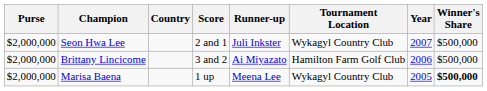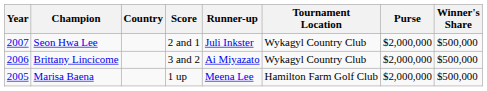columns swapped: (421, 19) <-> (31, 19)
(348, 59) Hamilton Farm Golf Club -> (315, 59) Wykagyl Country Club
(343, 77) Wykagyl Country Club -> (321, 77) Hamilton Farm Golf Club
(457, 77) bold -> (457, 77) normal
